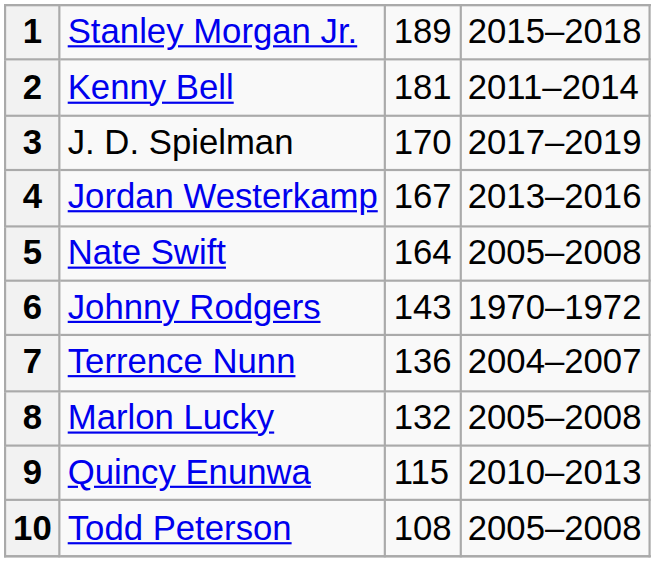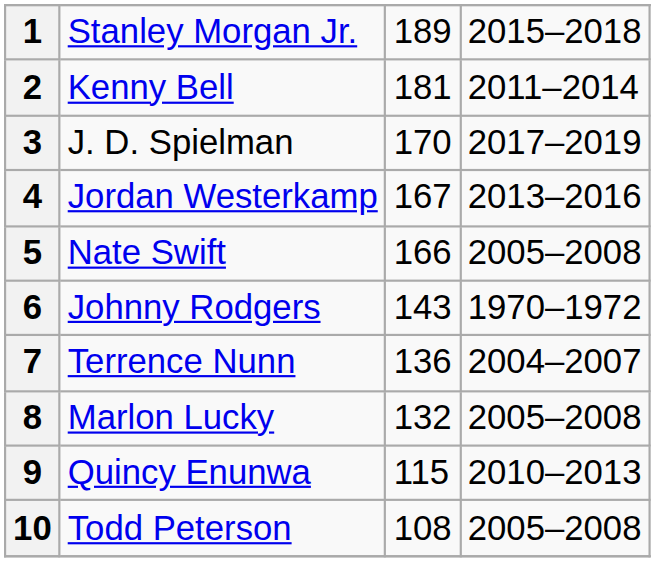(423, 252) 164 -> (423, 252) 166
